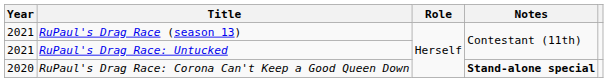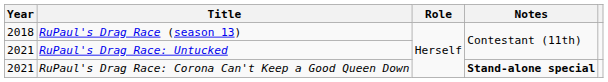(21, 32) 2021 -> (21, 32) 2018
(21, 68) 2020 -> (21, 68) 2021
